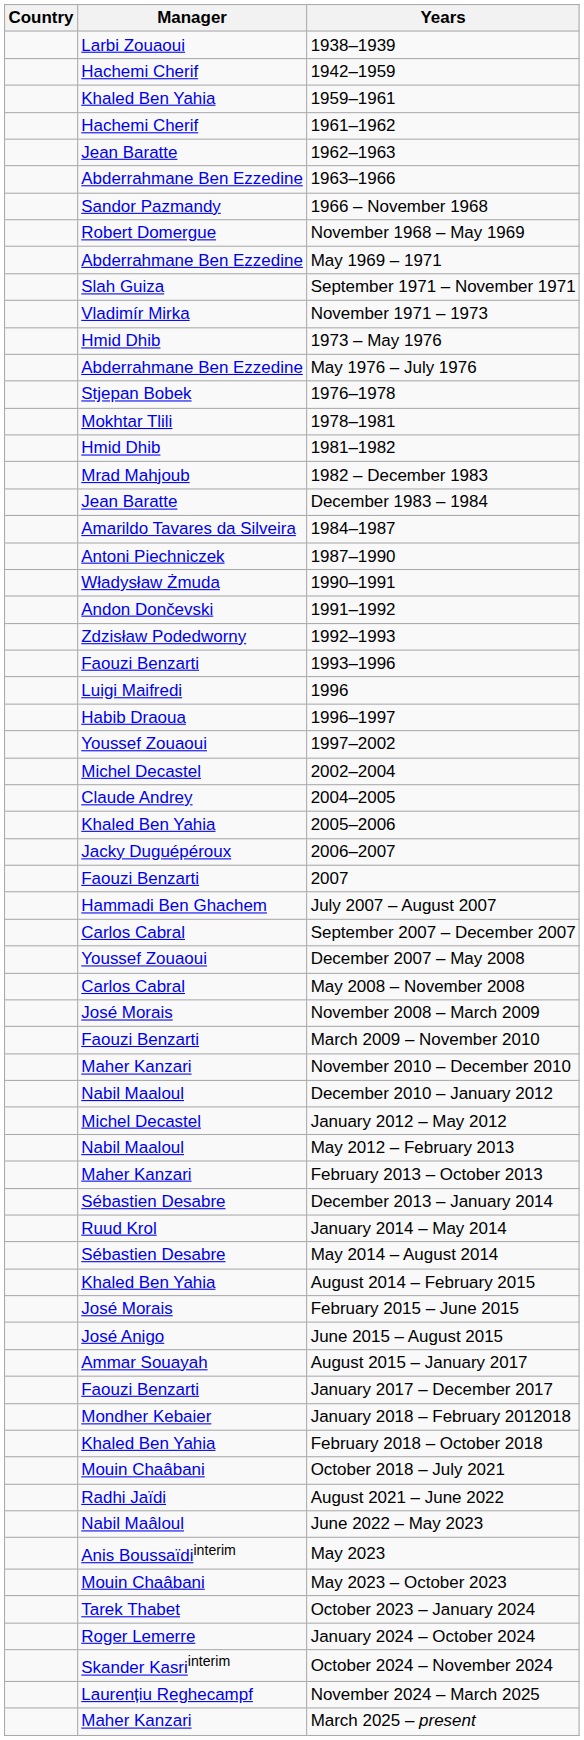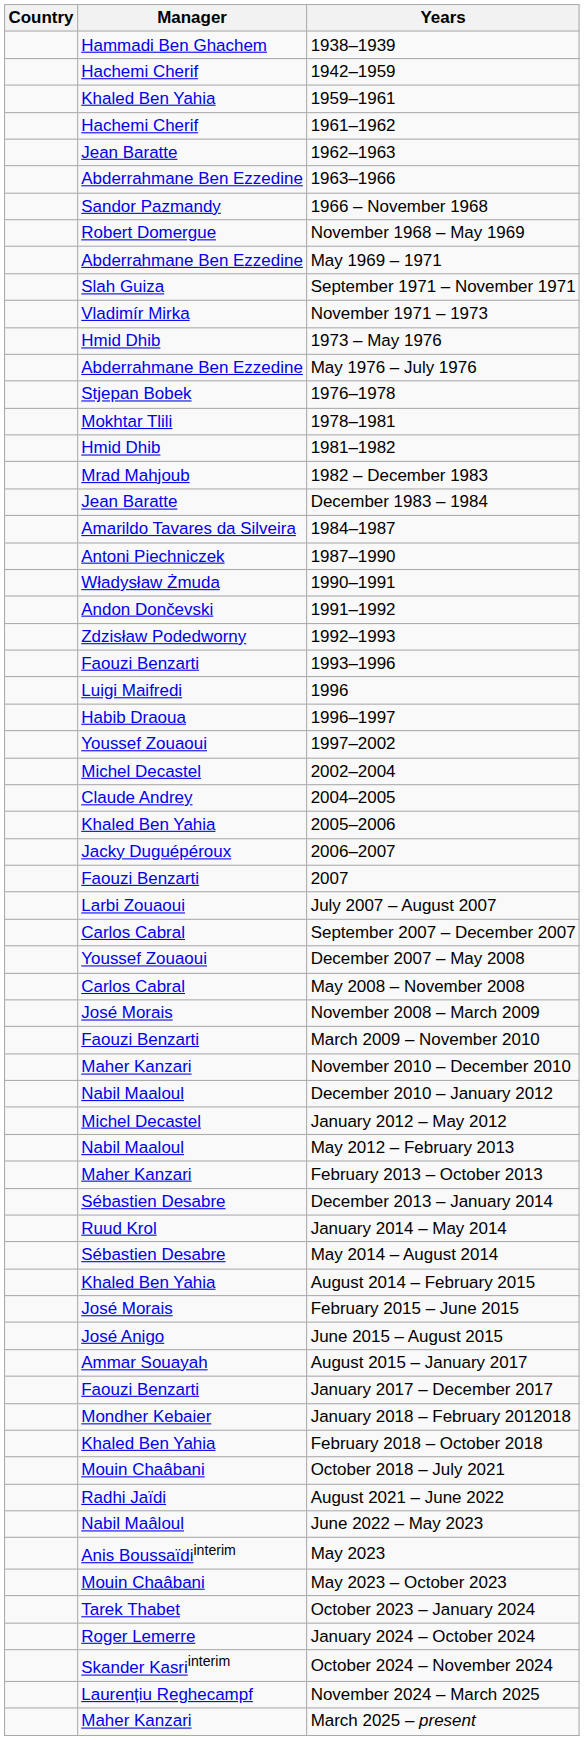(133, 44) Larbi Zouaoui -> (174, 44) Hammadi Ben Ghachem
(174, 905) Hammadi Ben Ghachem -> (133, 905) Larbi Zouaoui
